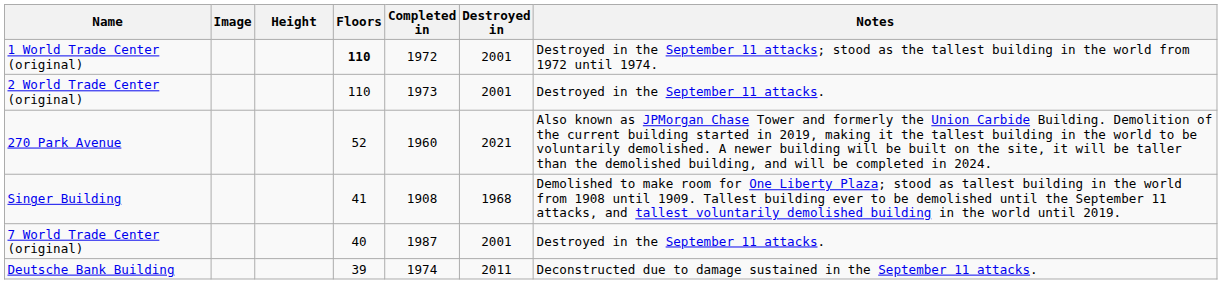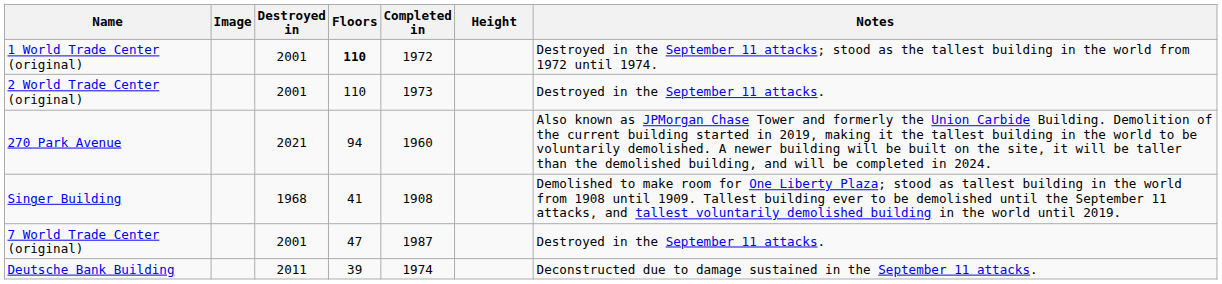columns swapped: (294, 22) <-> (496, 22)
(359, 142) 52 -> (355, 142) 94
(359, 241) 40 -> (355, 241) 47
